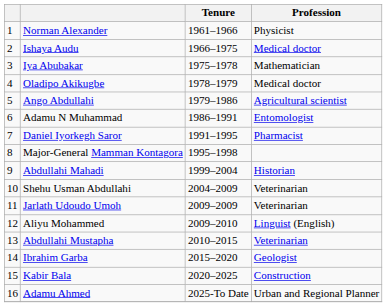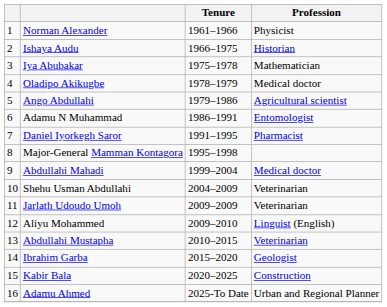(287, 48) Medical doctor -> (274, 48) Historian
(274, 170) Historian -> (287, 170) Medical doctor
